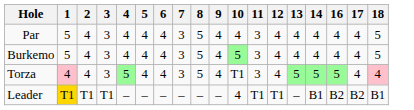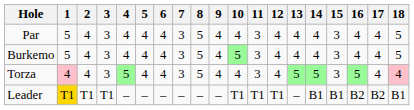+ column: (337, 14)
(238, 74) T1 -> (238, 74) 4
(238, 94) 4 -> (238, 94) T1
